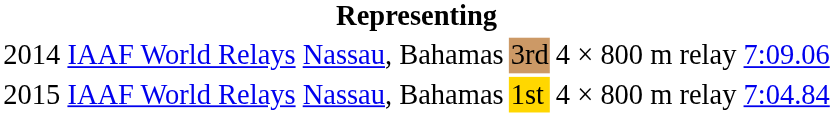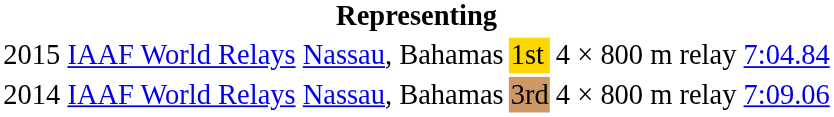rows swapped: (530, 55) <-> (527, 94)
